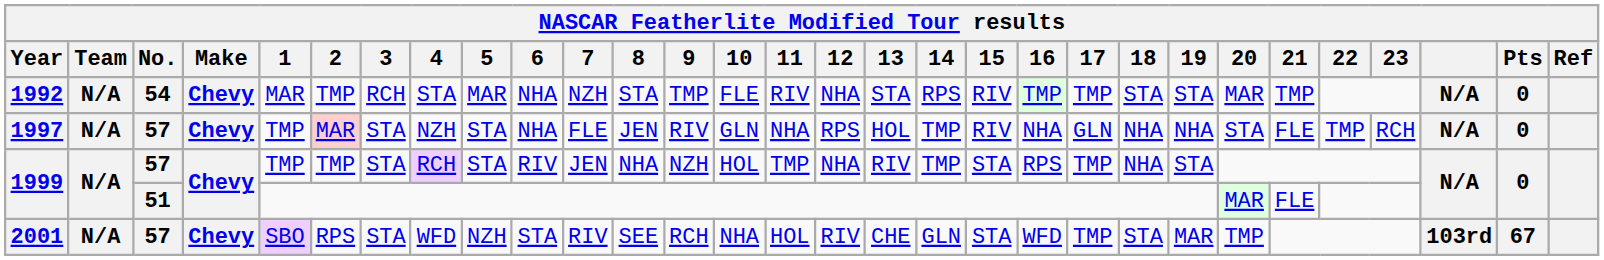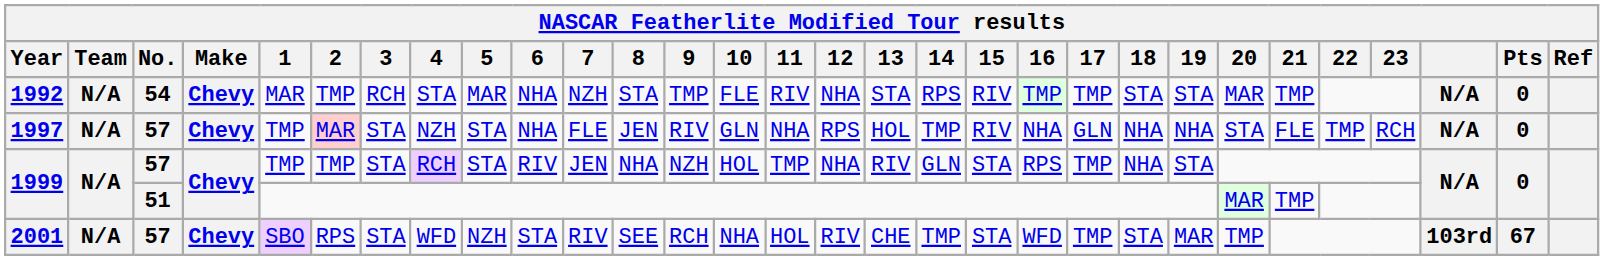(941, 166) TMP -> (941, 166) GLN
(1295, 201) FLE -> (1295, 201) TMP
(941, 237) GLN -> (941, 237) TMP
